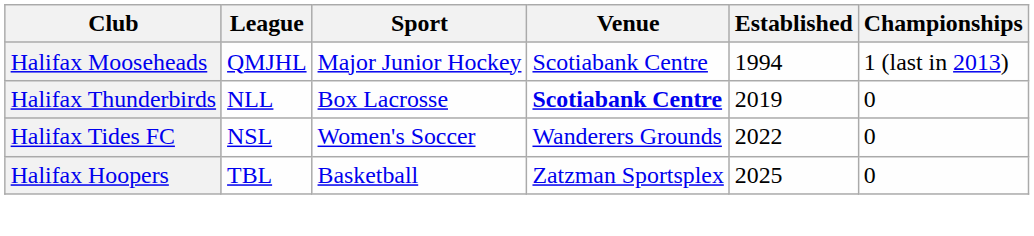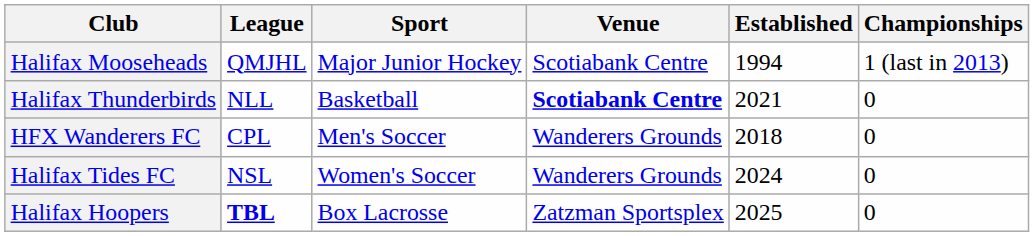(383, 99) Box Lacrosse -> (368, 99) Basketball
(759, 99) 2019 -> (759, 99) 2021
+ row: (105, 136)
(759, 136) 2022 -> (759, 174) 2024
(250, 174) normal -> (251, 212) bold
(368, 174) Basketball -> (383, 212) Box Lacrosse
